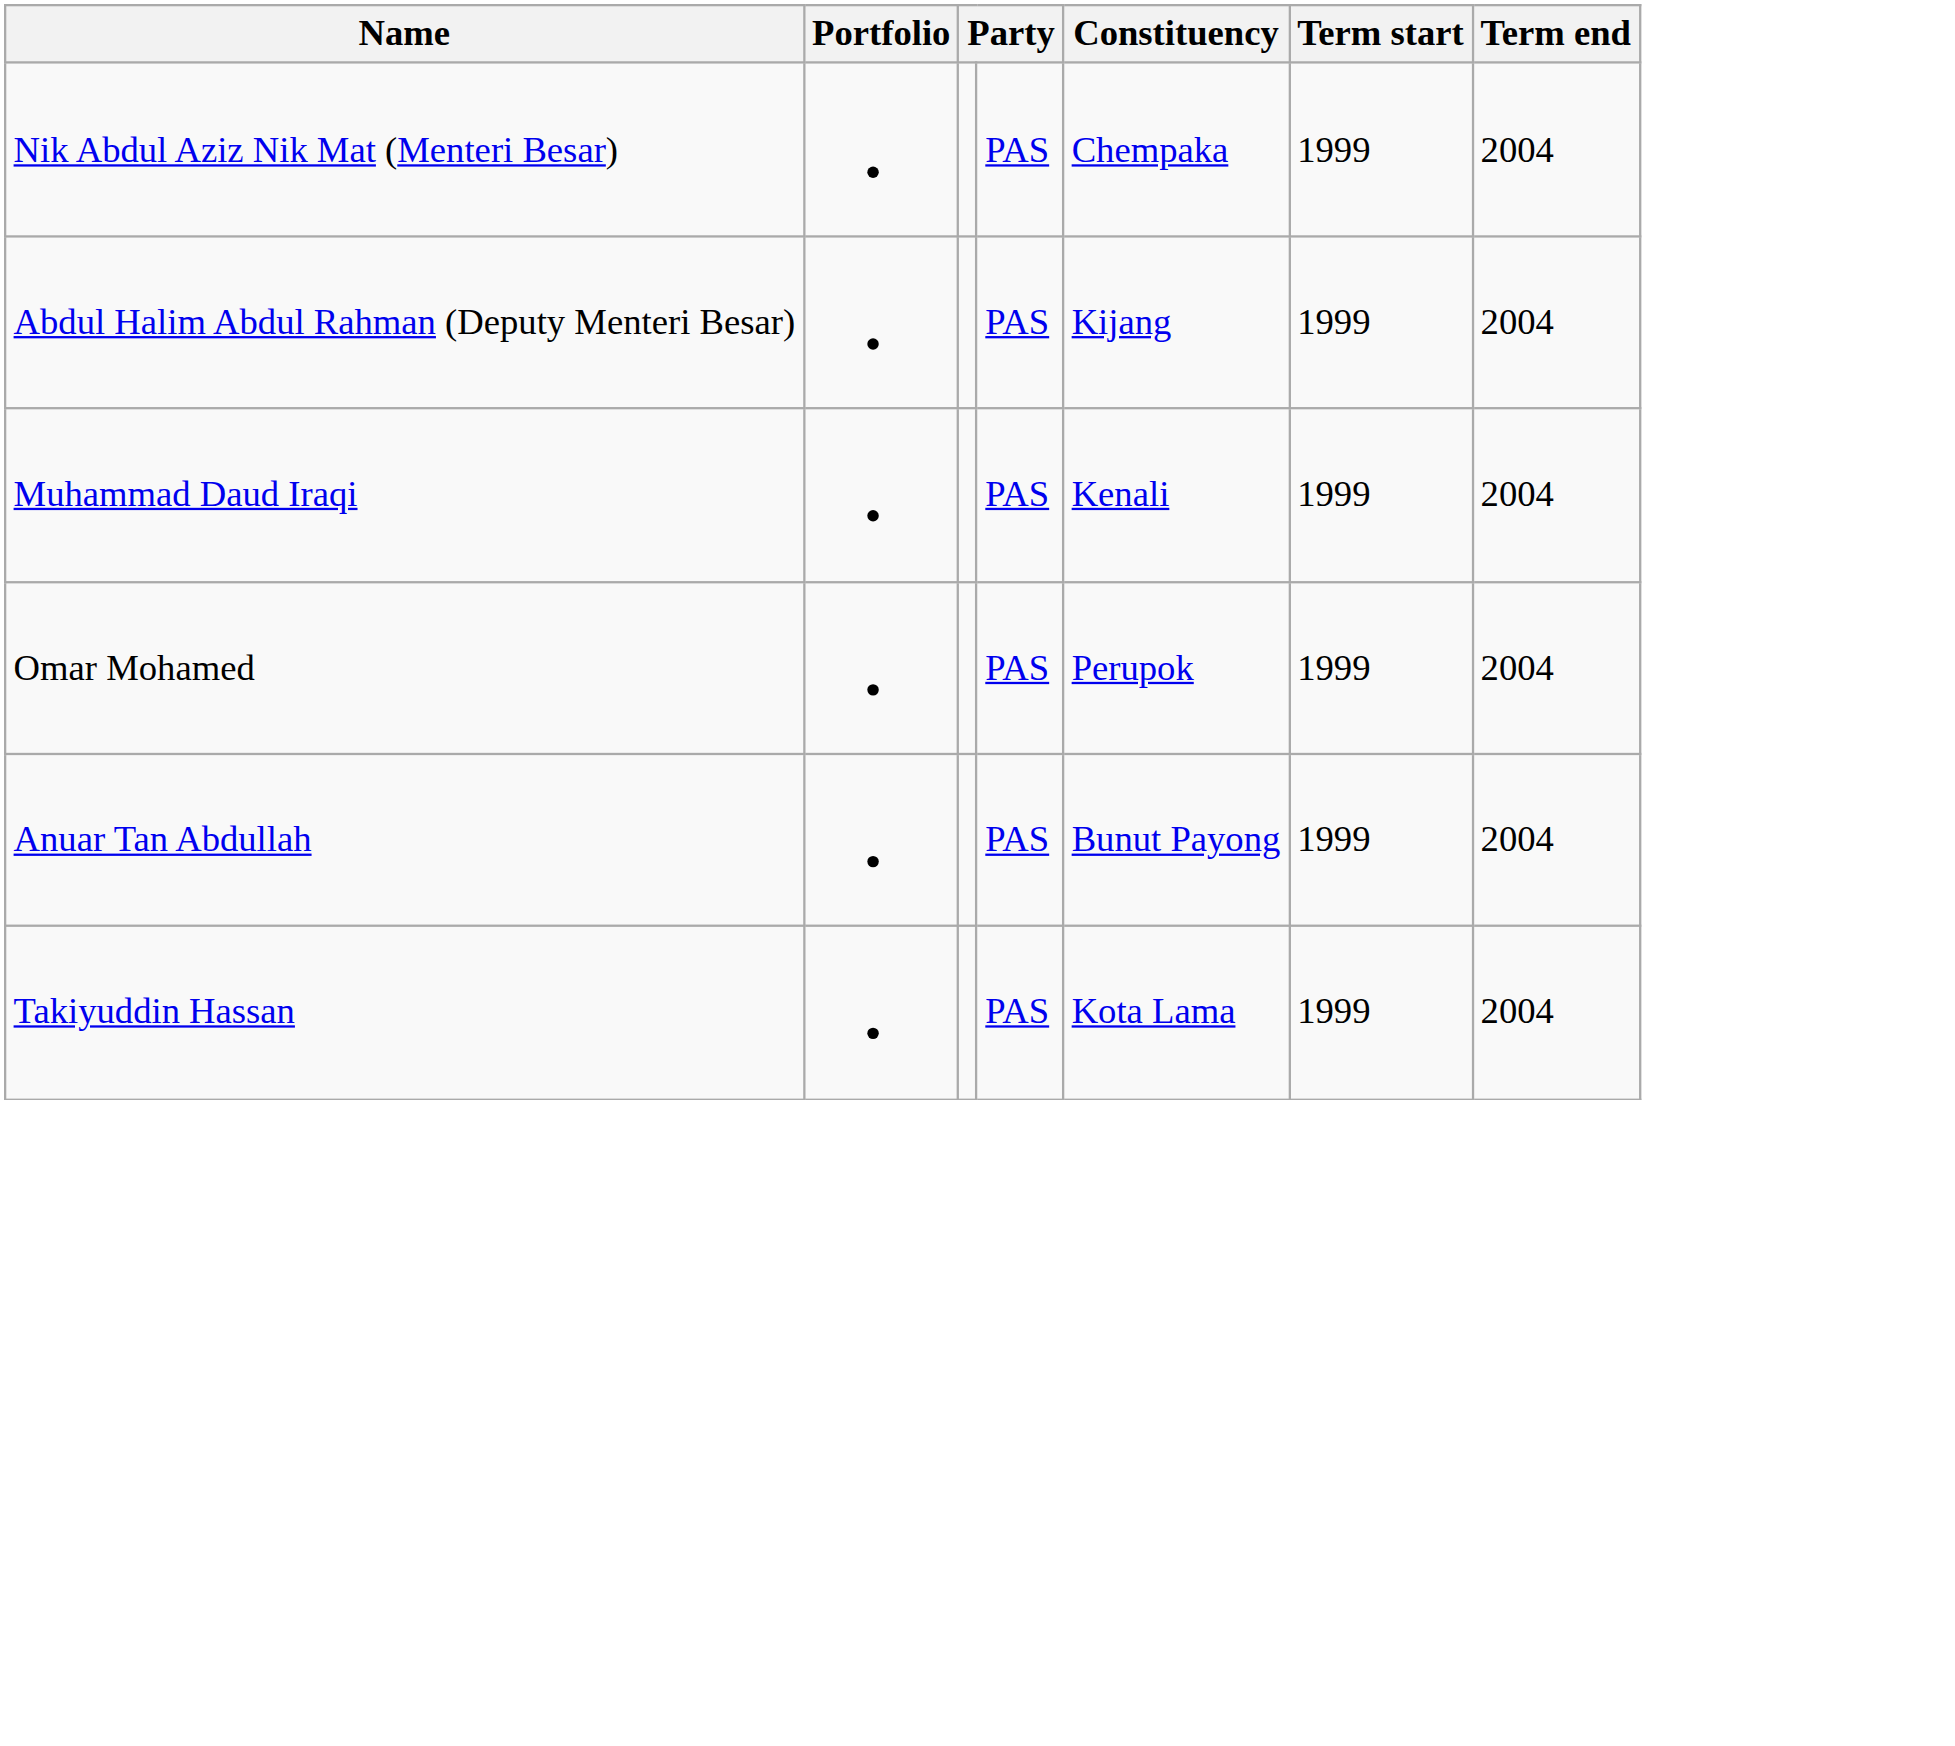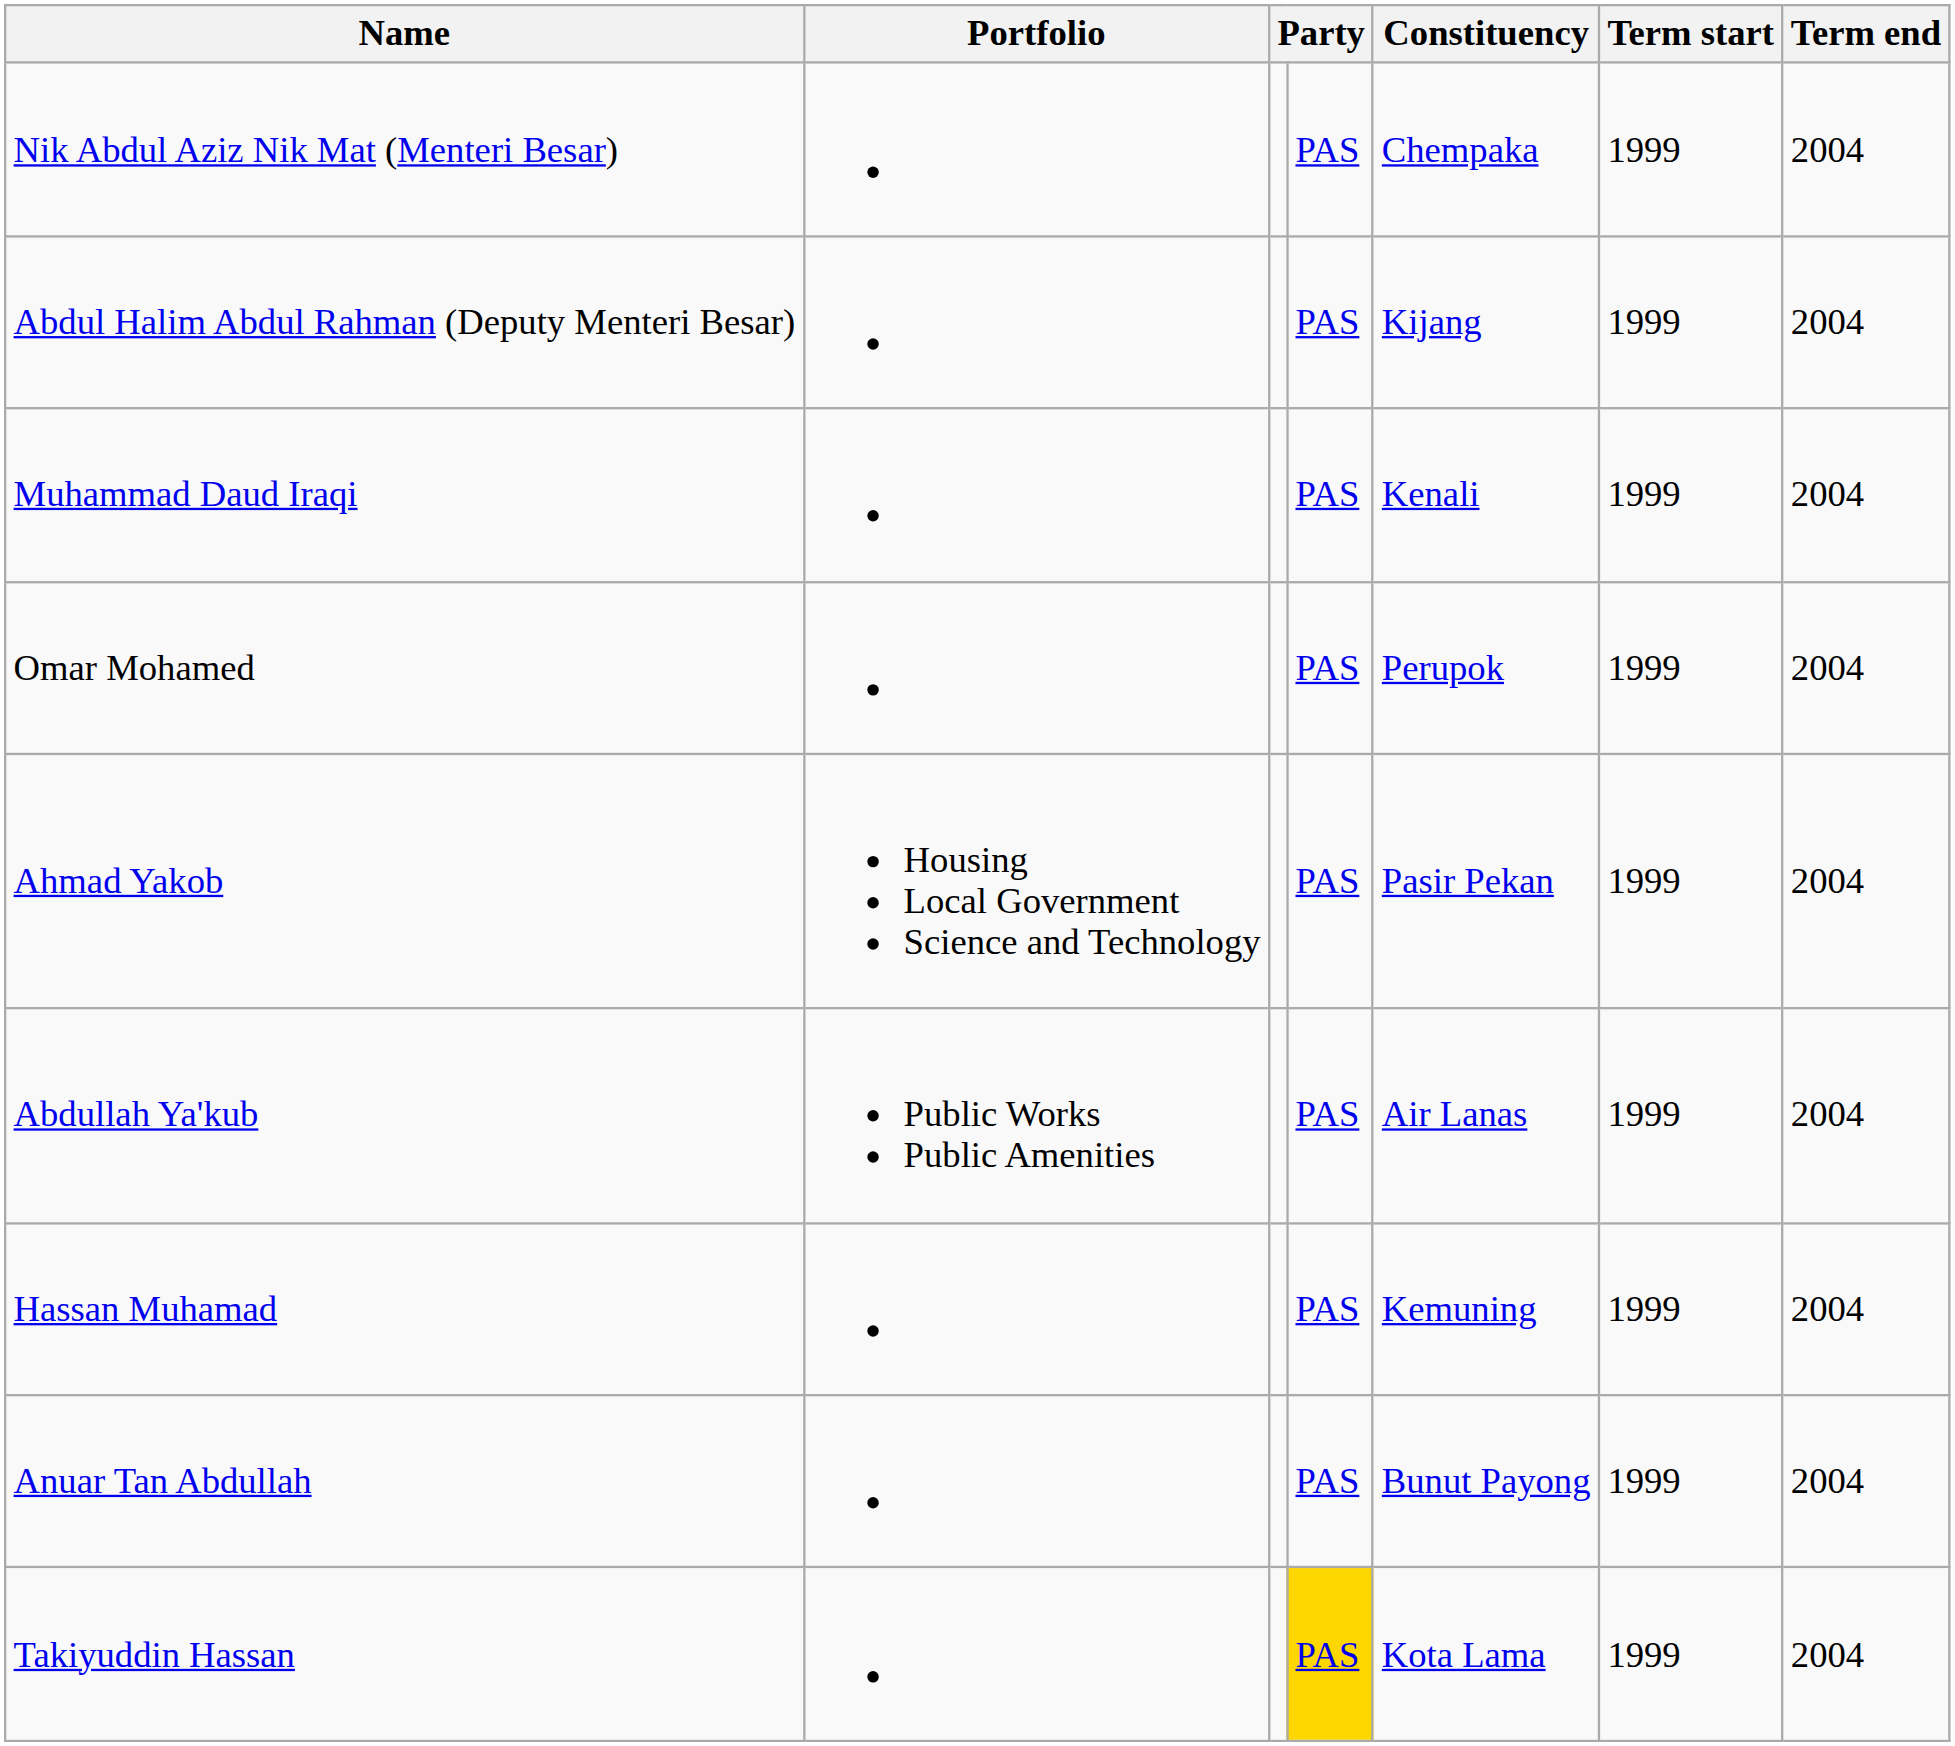+ row: (118, 880)
+ row: (136, 1115)
+ row: (145, 1308)
(1017, 1011) no background -> (1327, 1653) gold background
